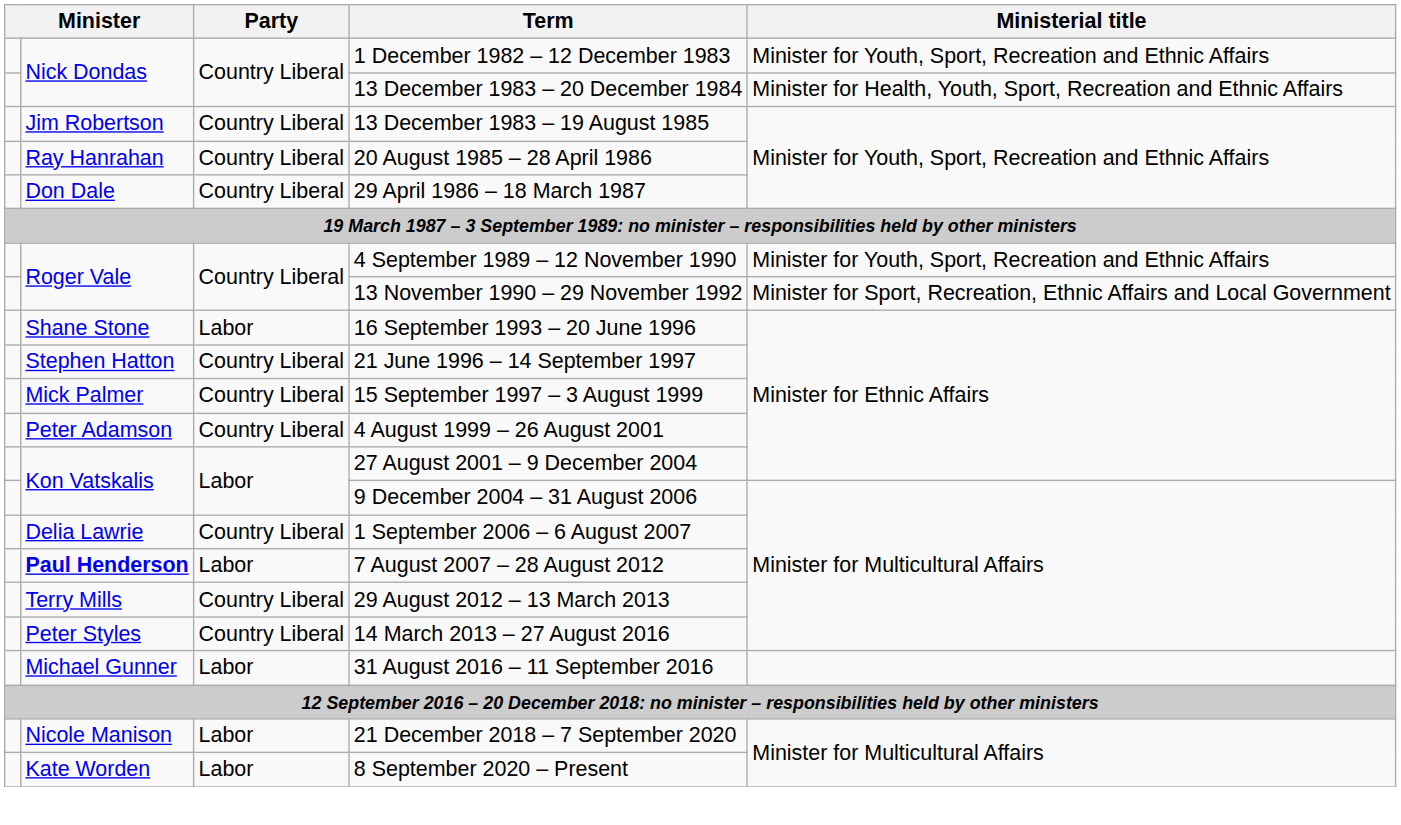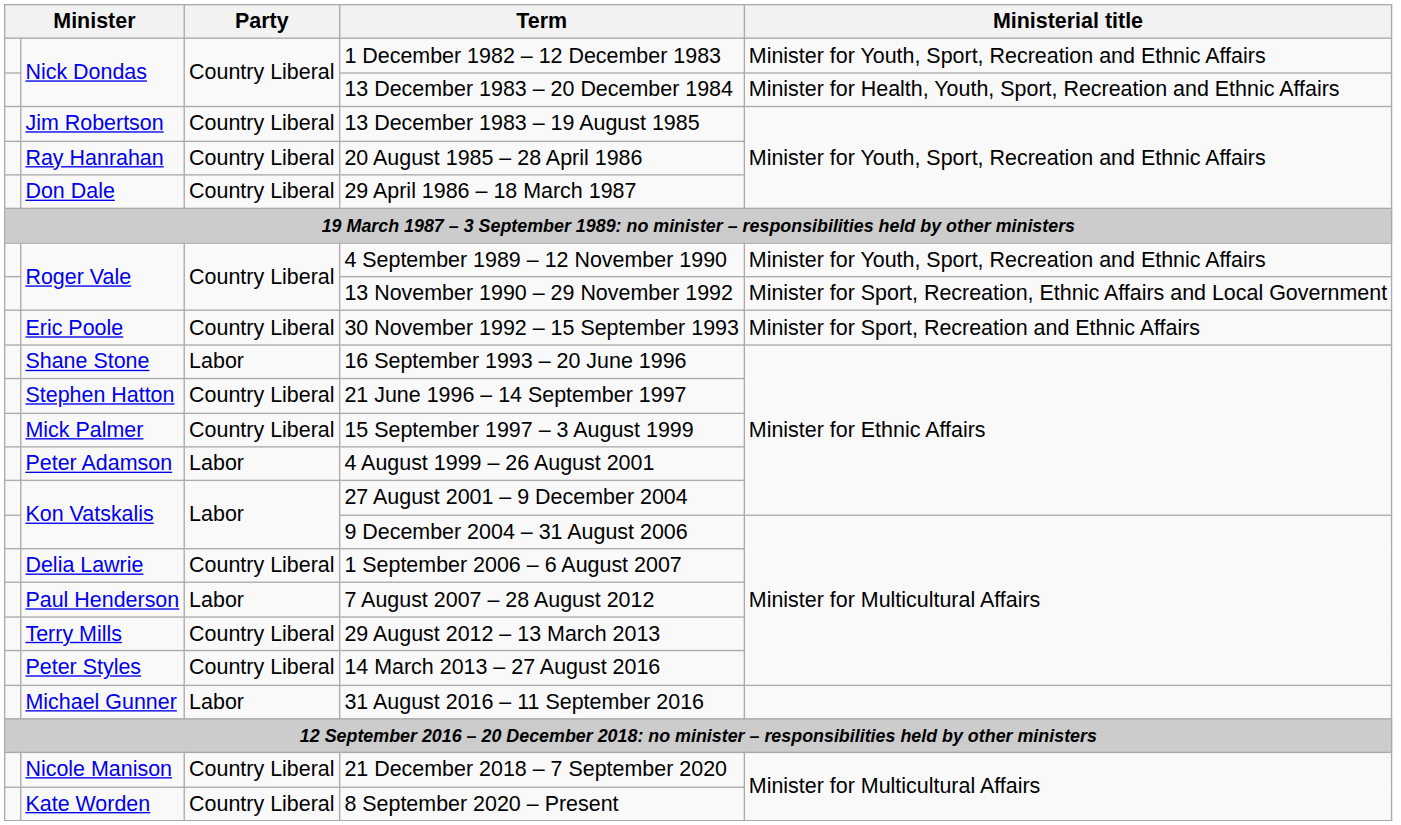+ row: (542, 327)
(271, 429) Country Liberal -> (217, 463) Labor
(107, 565) bold -> (102, 599) normal
(226, 735) Labor -> (262, 769) Country Liberal
(226, 769) Labor -> (262, 803) Country Liberal
